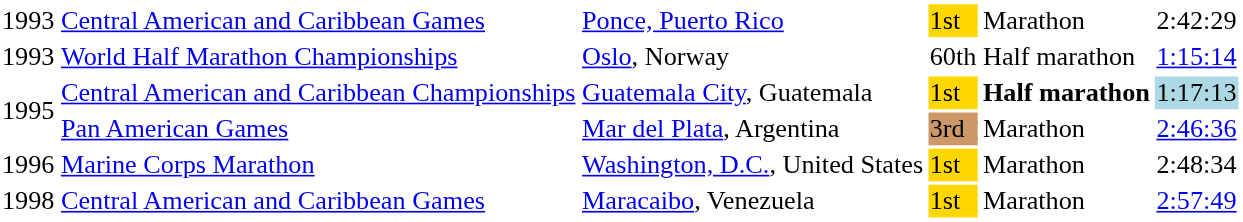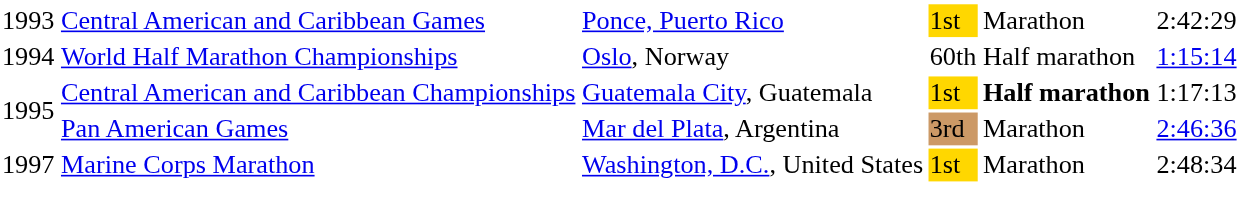(28, 56) 1993 -> (28, 56) 1994
(1197, 92) lightblue background -> (1197, 92) no background
(28, 164) 1996 -> (28, 164) 1997
- row: (273, 200)
